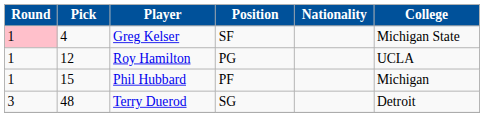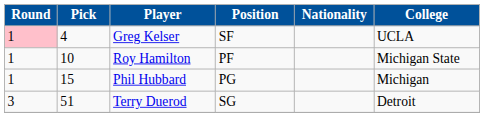(418, 36) Michigan State -> (395, 36) UCLA
(67, 58) 12 -> (67, 58) 10
(227, 58) PG -> (226, 58) PF
(395, 58) UCLA -> (418, 58) Michigan State
(226, 79) PF -> (227, 79) PG
(67, 101) 48 -> (67, 101) 51
